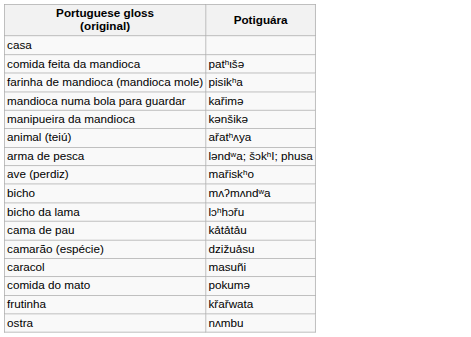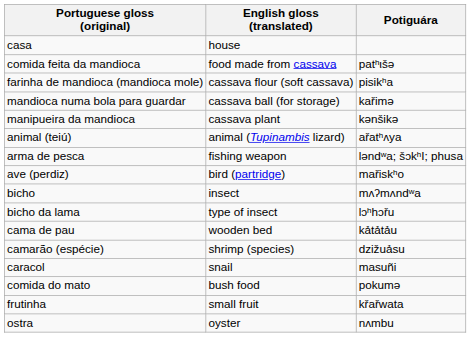+ column: (281, 20)
